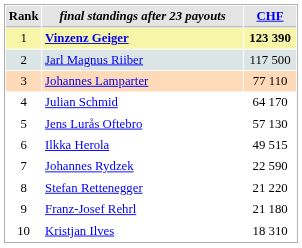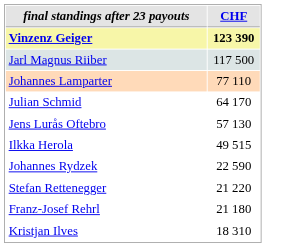- column: (24, 16)
